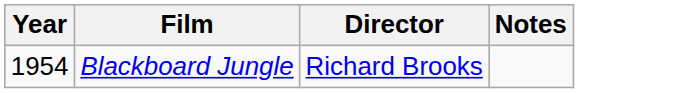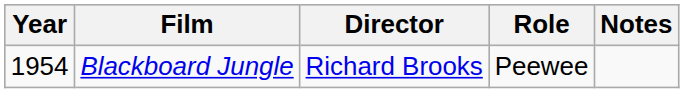+ column: (542, 25)
